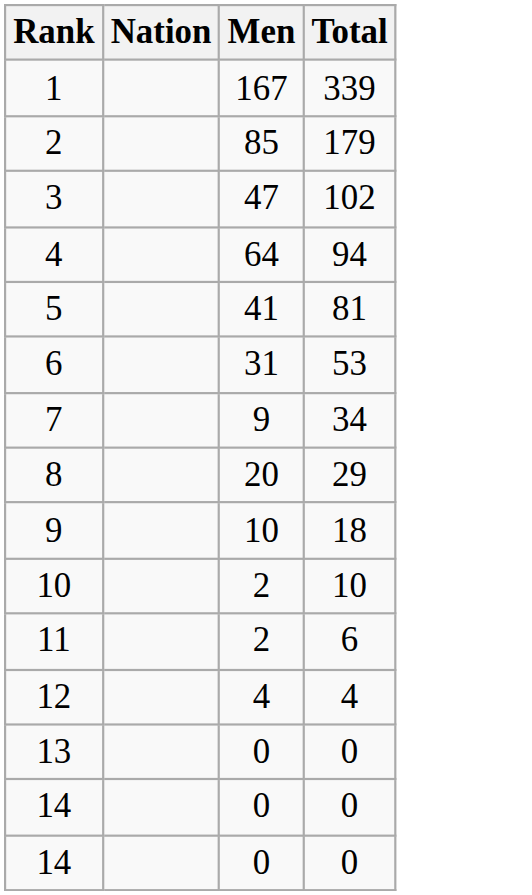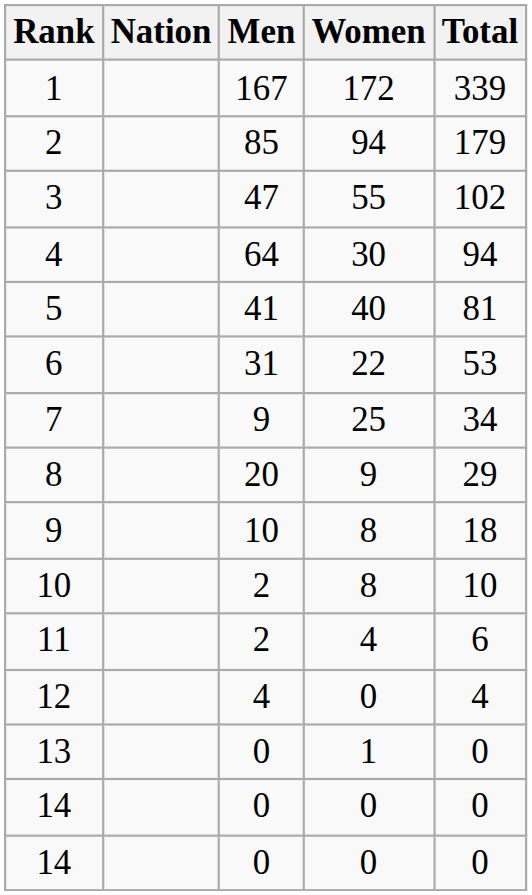+ column: (369, 32)
